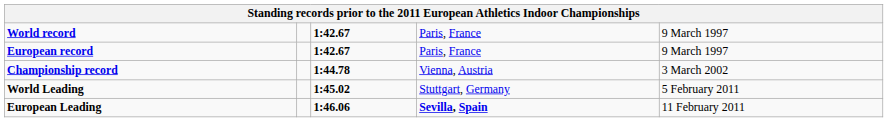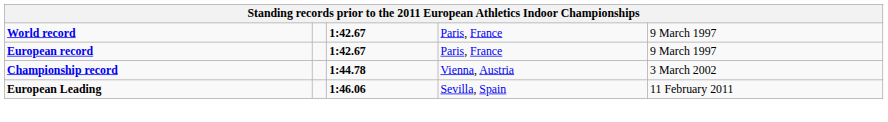- row: (45, 88)
(453, 107) bold -> (473, 88) normal
